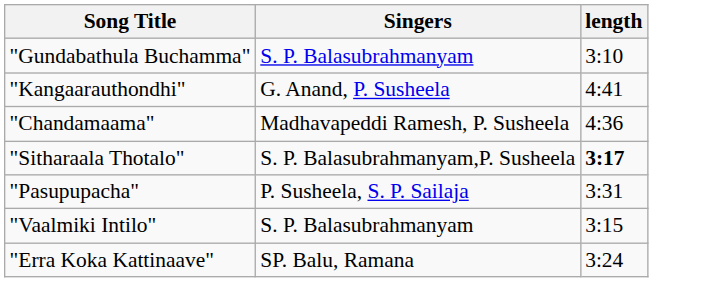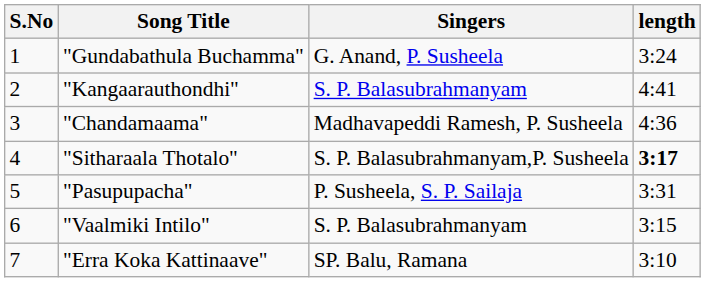+ column: (31, 21)
(367, 55) S. P. Balasubrahmanyam -> (408, 55) G. Anand, P. Susheela
(604, 55) 3:10 -> (658, 55) 3:24
(355, 89) G. Anand, P. Susheela -> (420, 89) S. P. Balasubrahmanyam
(604, 259) 3:24 -> (658, 259) 3:10
